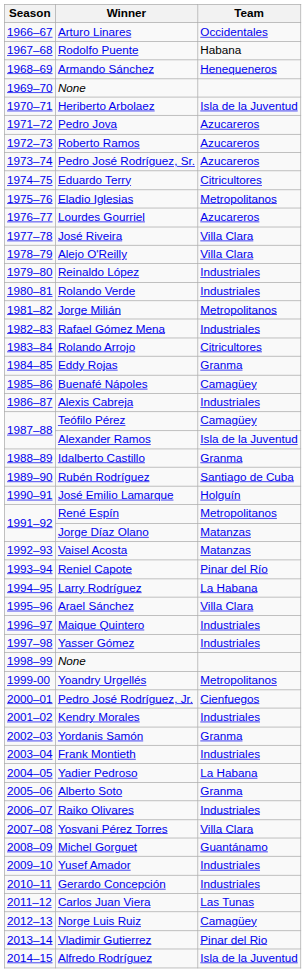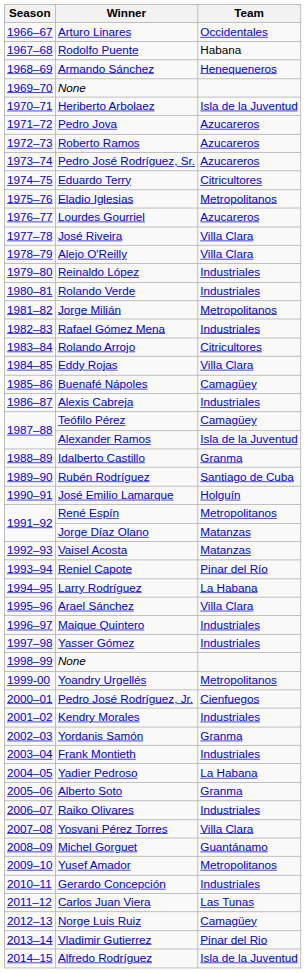(221, 365) Granma -> (227, 365) Villa Clara
(230, 865) Industriales -> (239, 865) Metropolitanos
